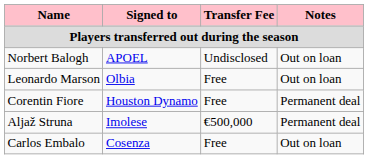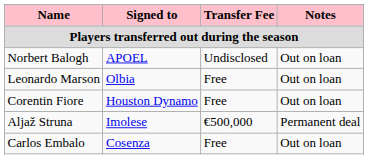(320, 101) Permanent deal -> (311, 101) Out on loan
